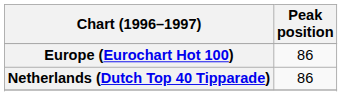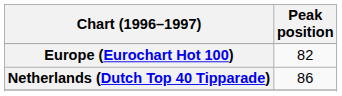(305, 55) 86 -> (305, 55) 82
